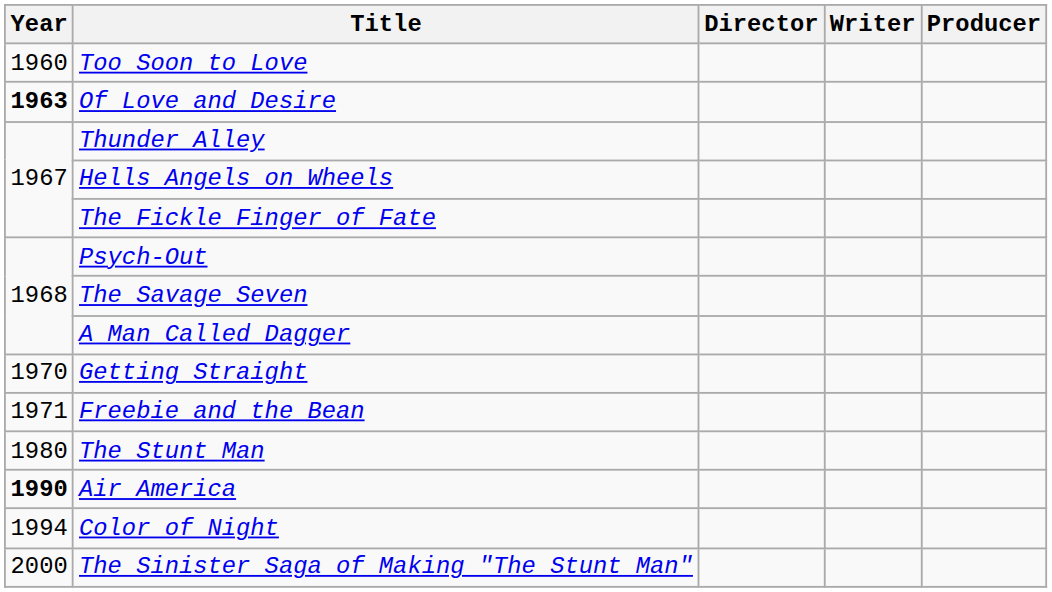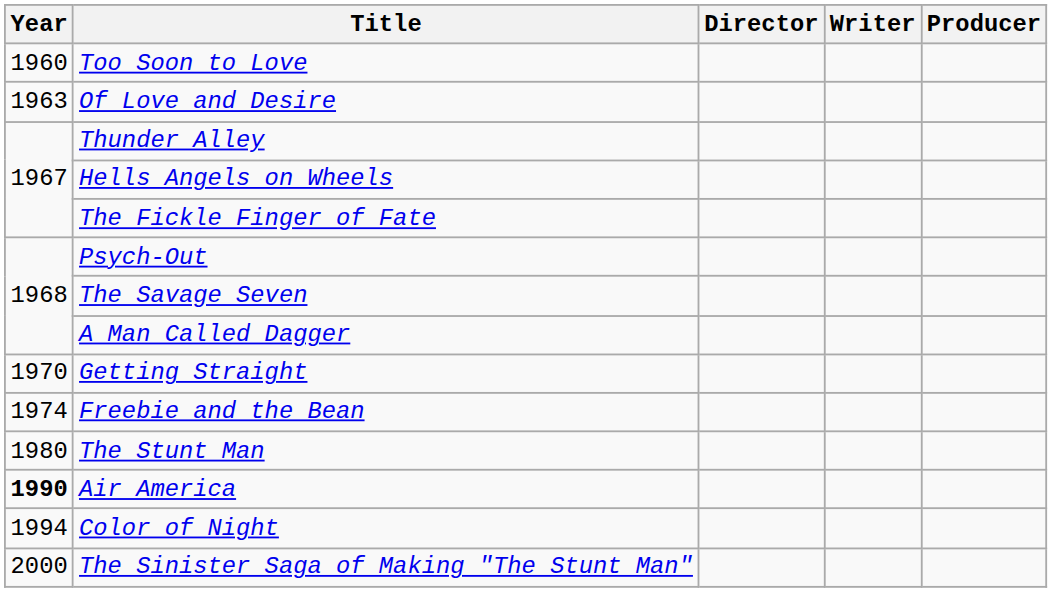(39, 102) bold -> (39, 102) normal
(39, 412) 1971 -> (39, 412) 1974
